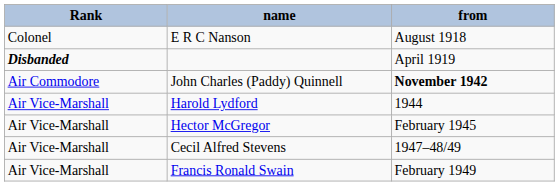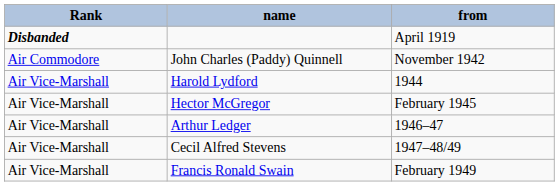- row: (211, 37)
(441, 81) bold -> (440, 59) normal
+ row: (211, 125)
